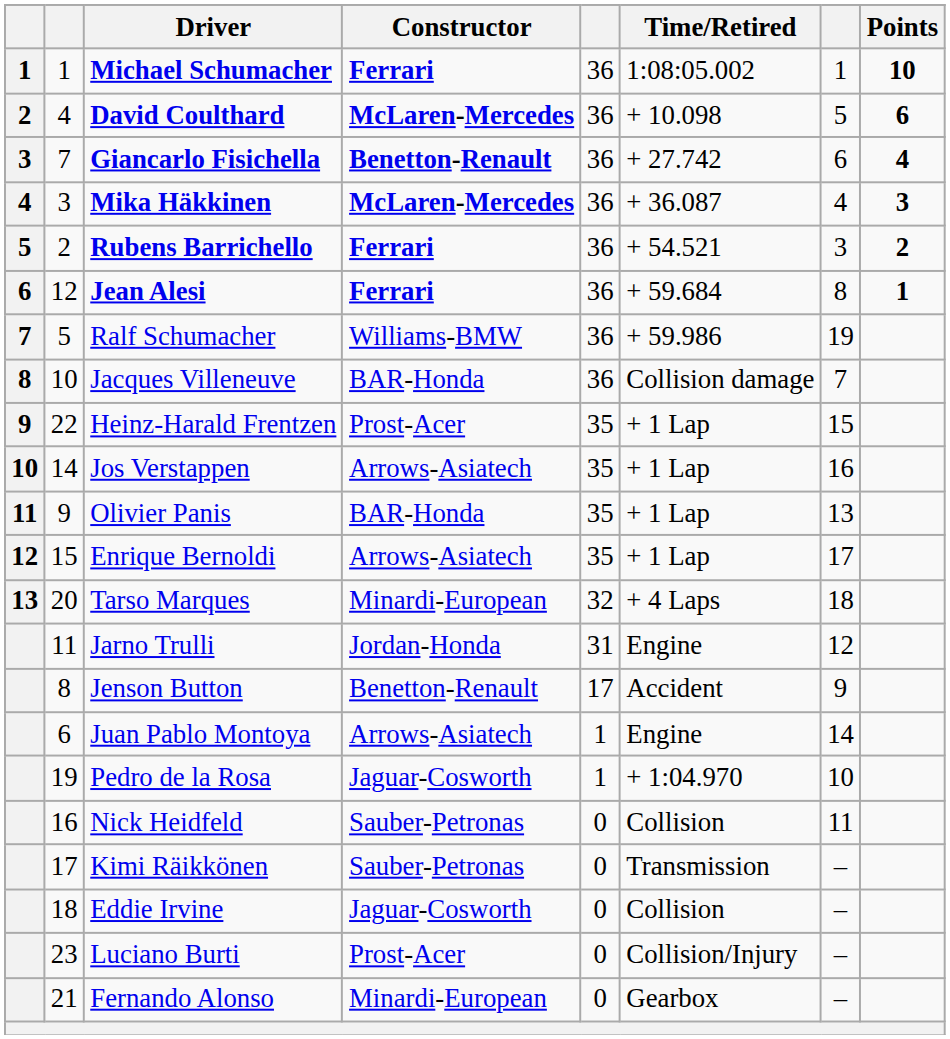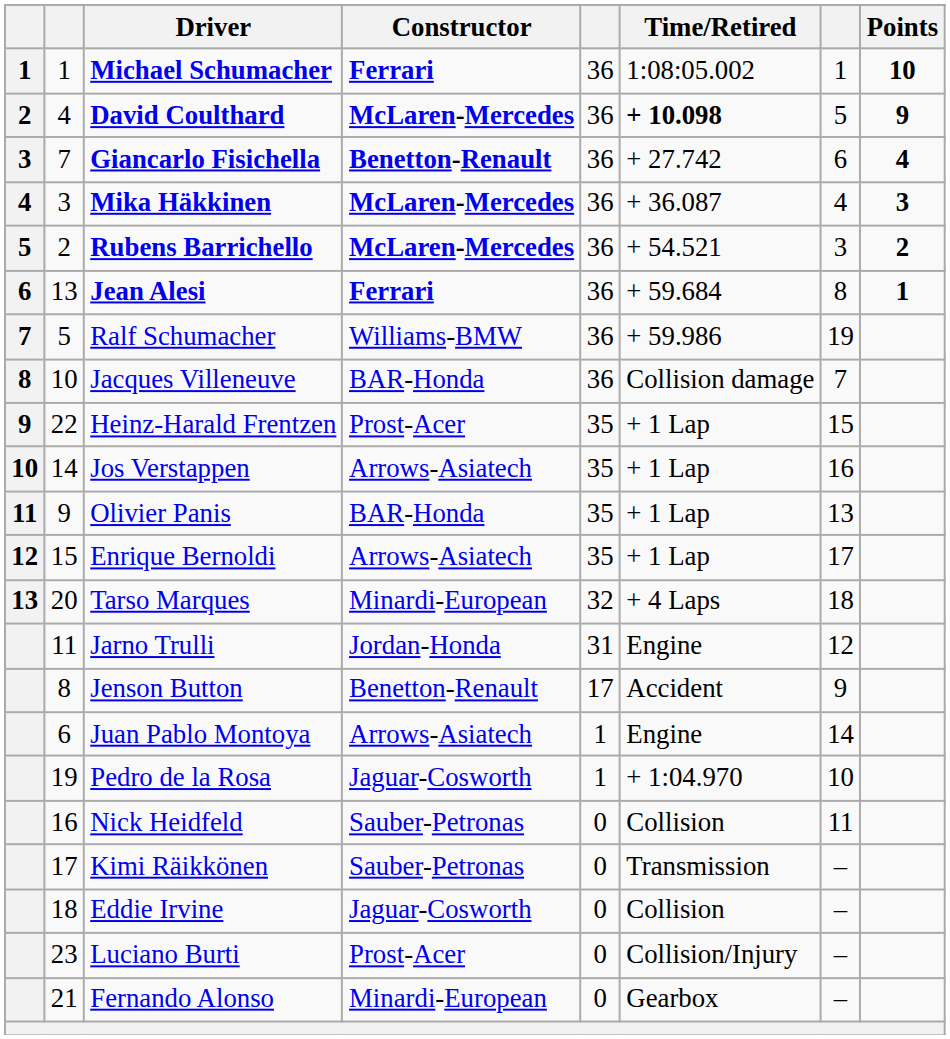(674, 114) normal -> (674, 114) bold
(902, 114) 6 -> (902, 114) 9
(391, 247) Ferrari -> (462, 247) McLaren-Mercedes
(64, 291) 12 -> (64, 291) 13
